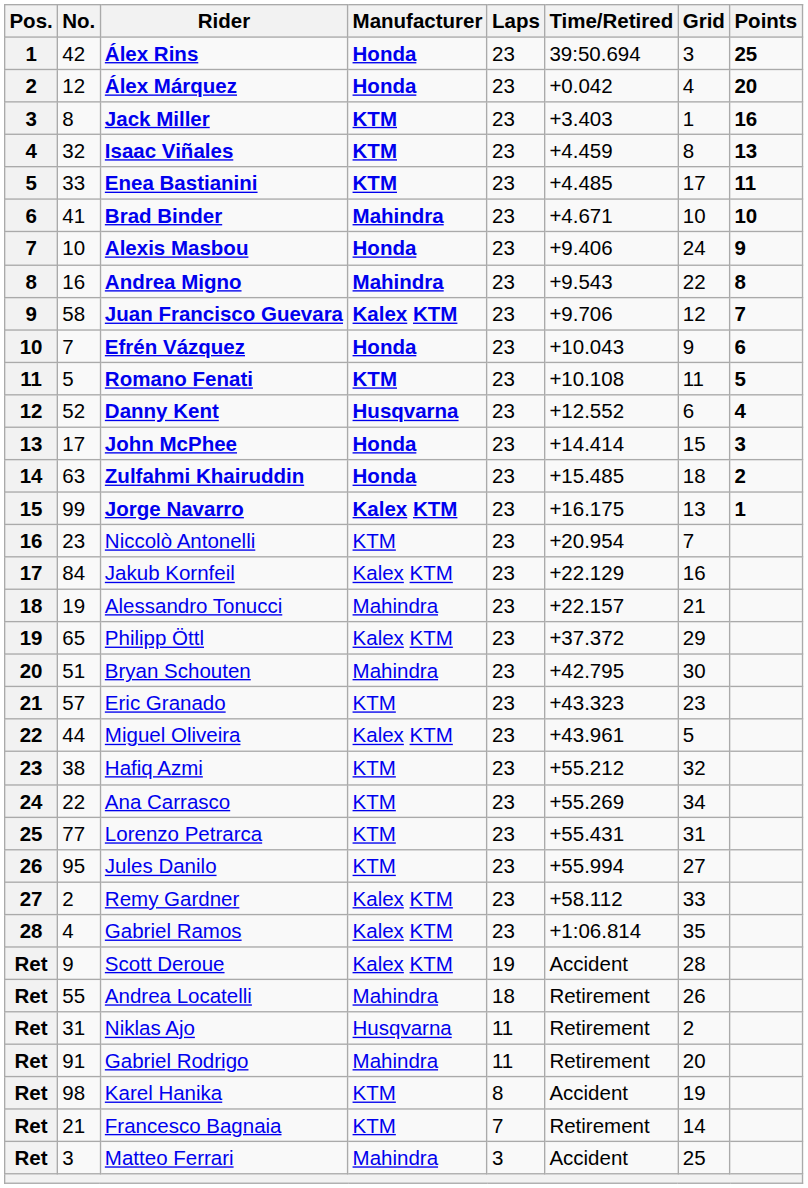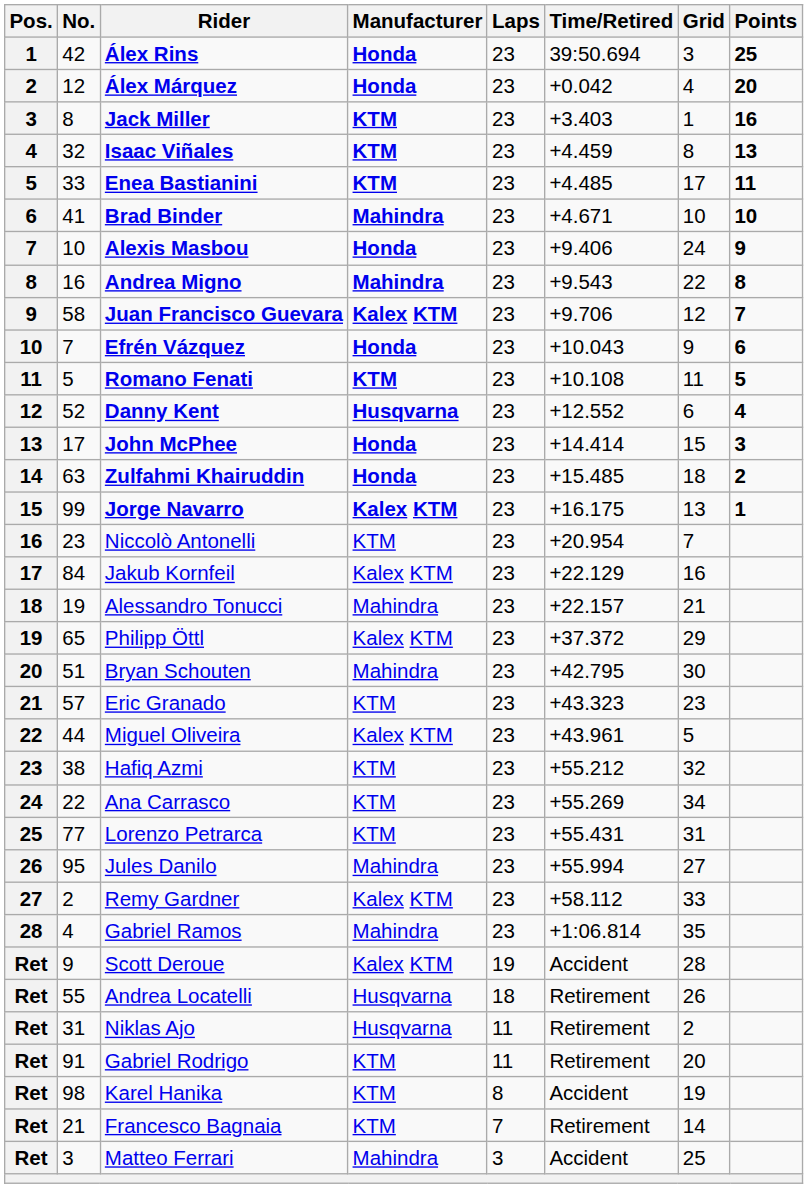(374, 866) KTM -> (395, 866) Mahindra
(403, 931) Kalex KTM -> (395, 931) Mahindra
(395, 996) Mahindra -> (402, 996) Husqvarna
(395, 1061) Mahindra -> (374, 1061) KTM
